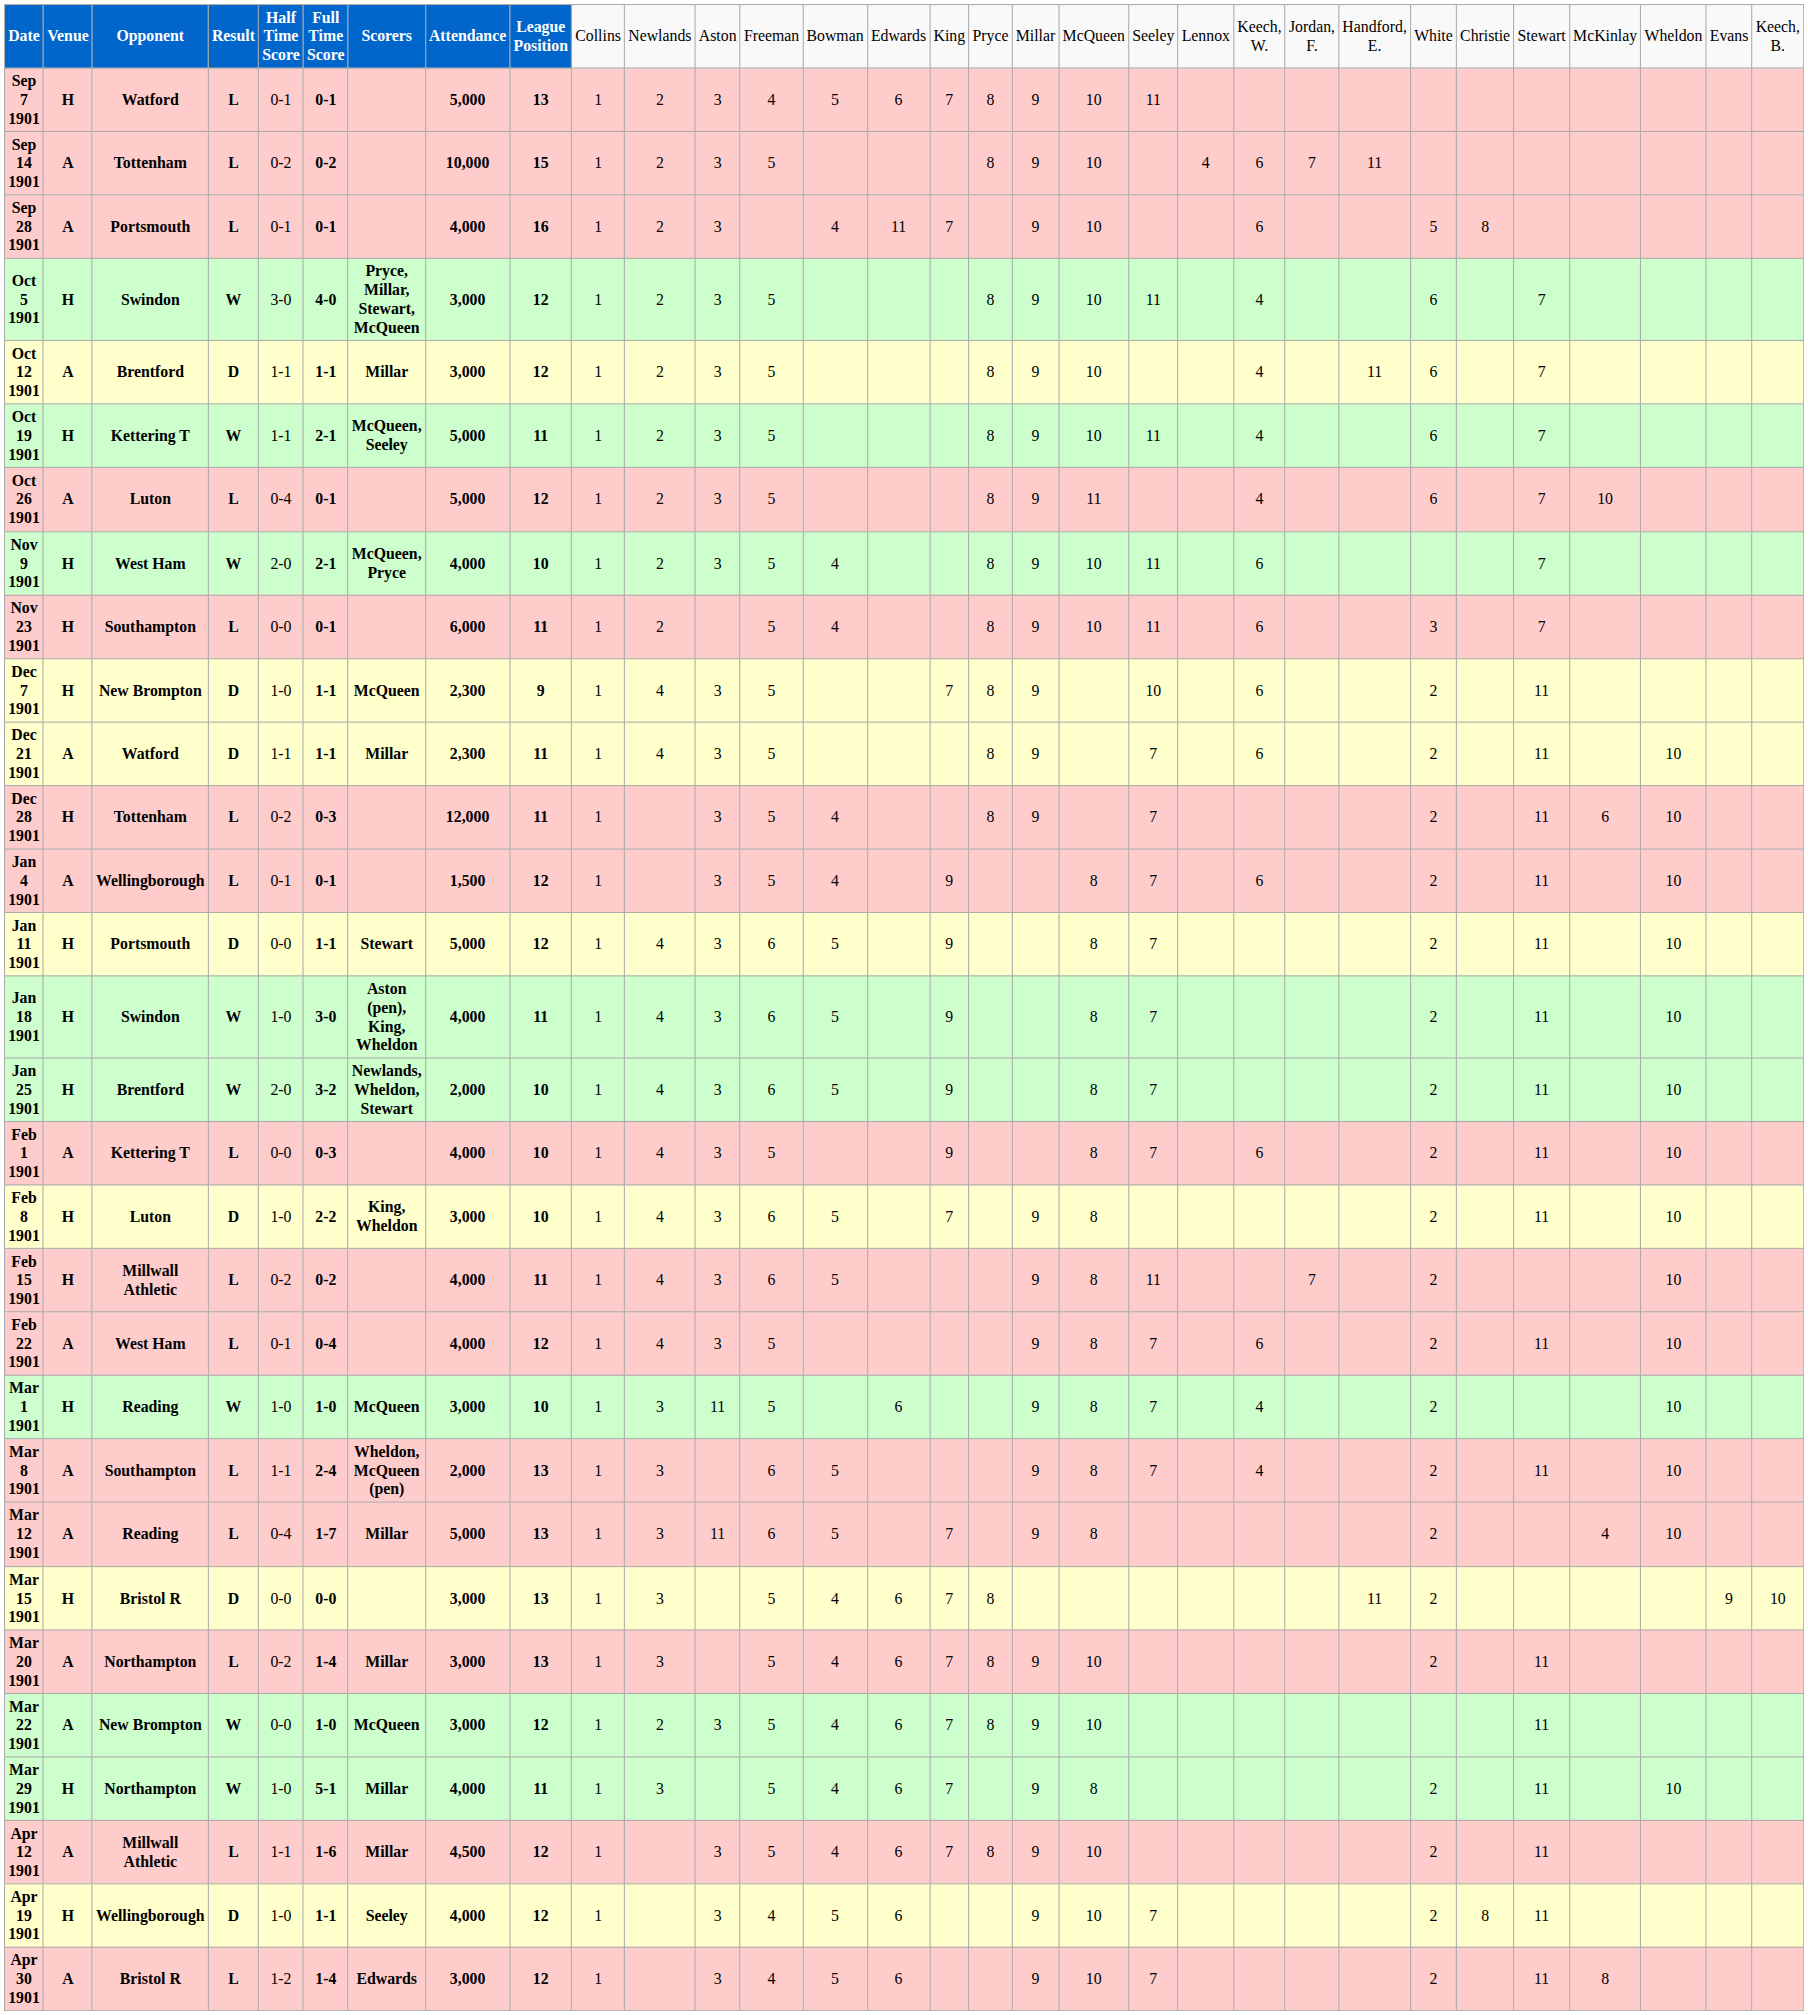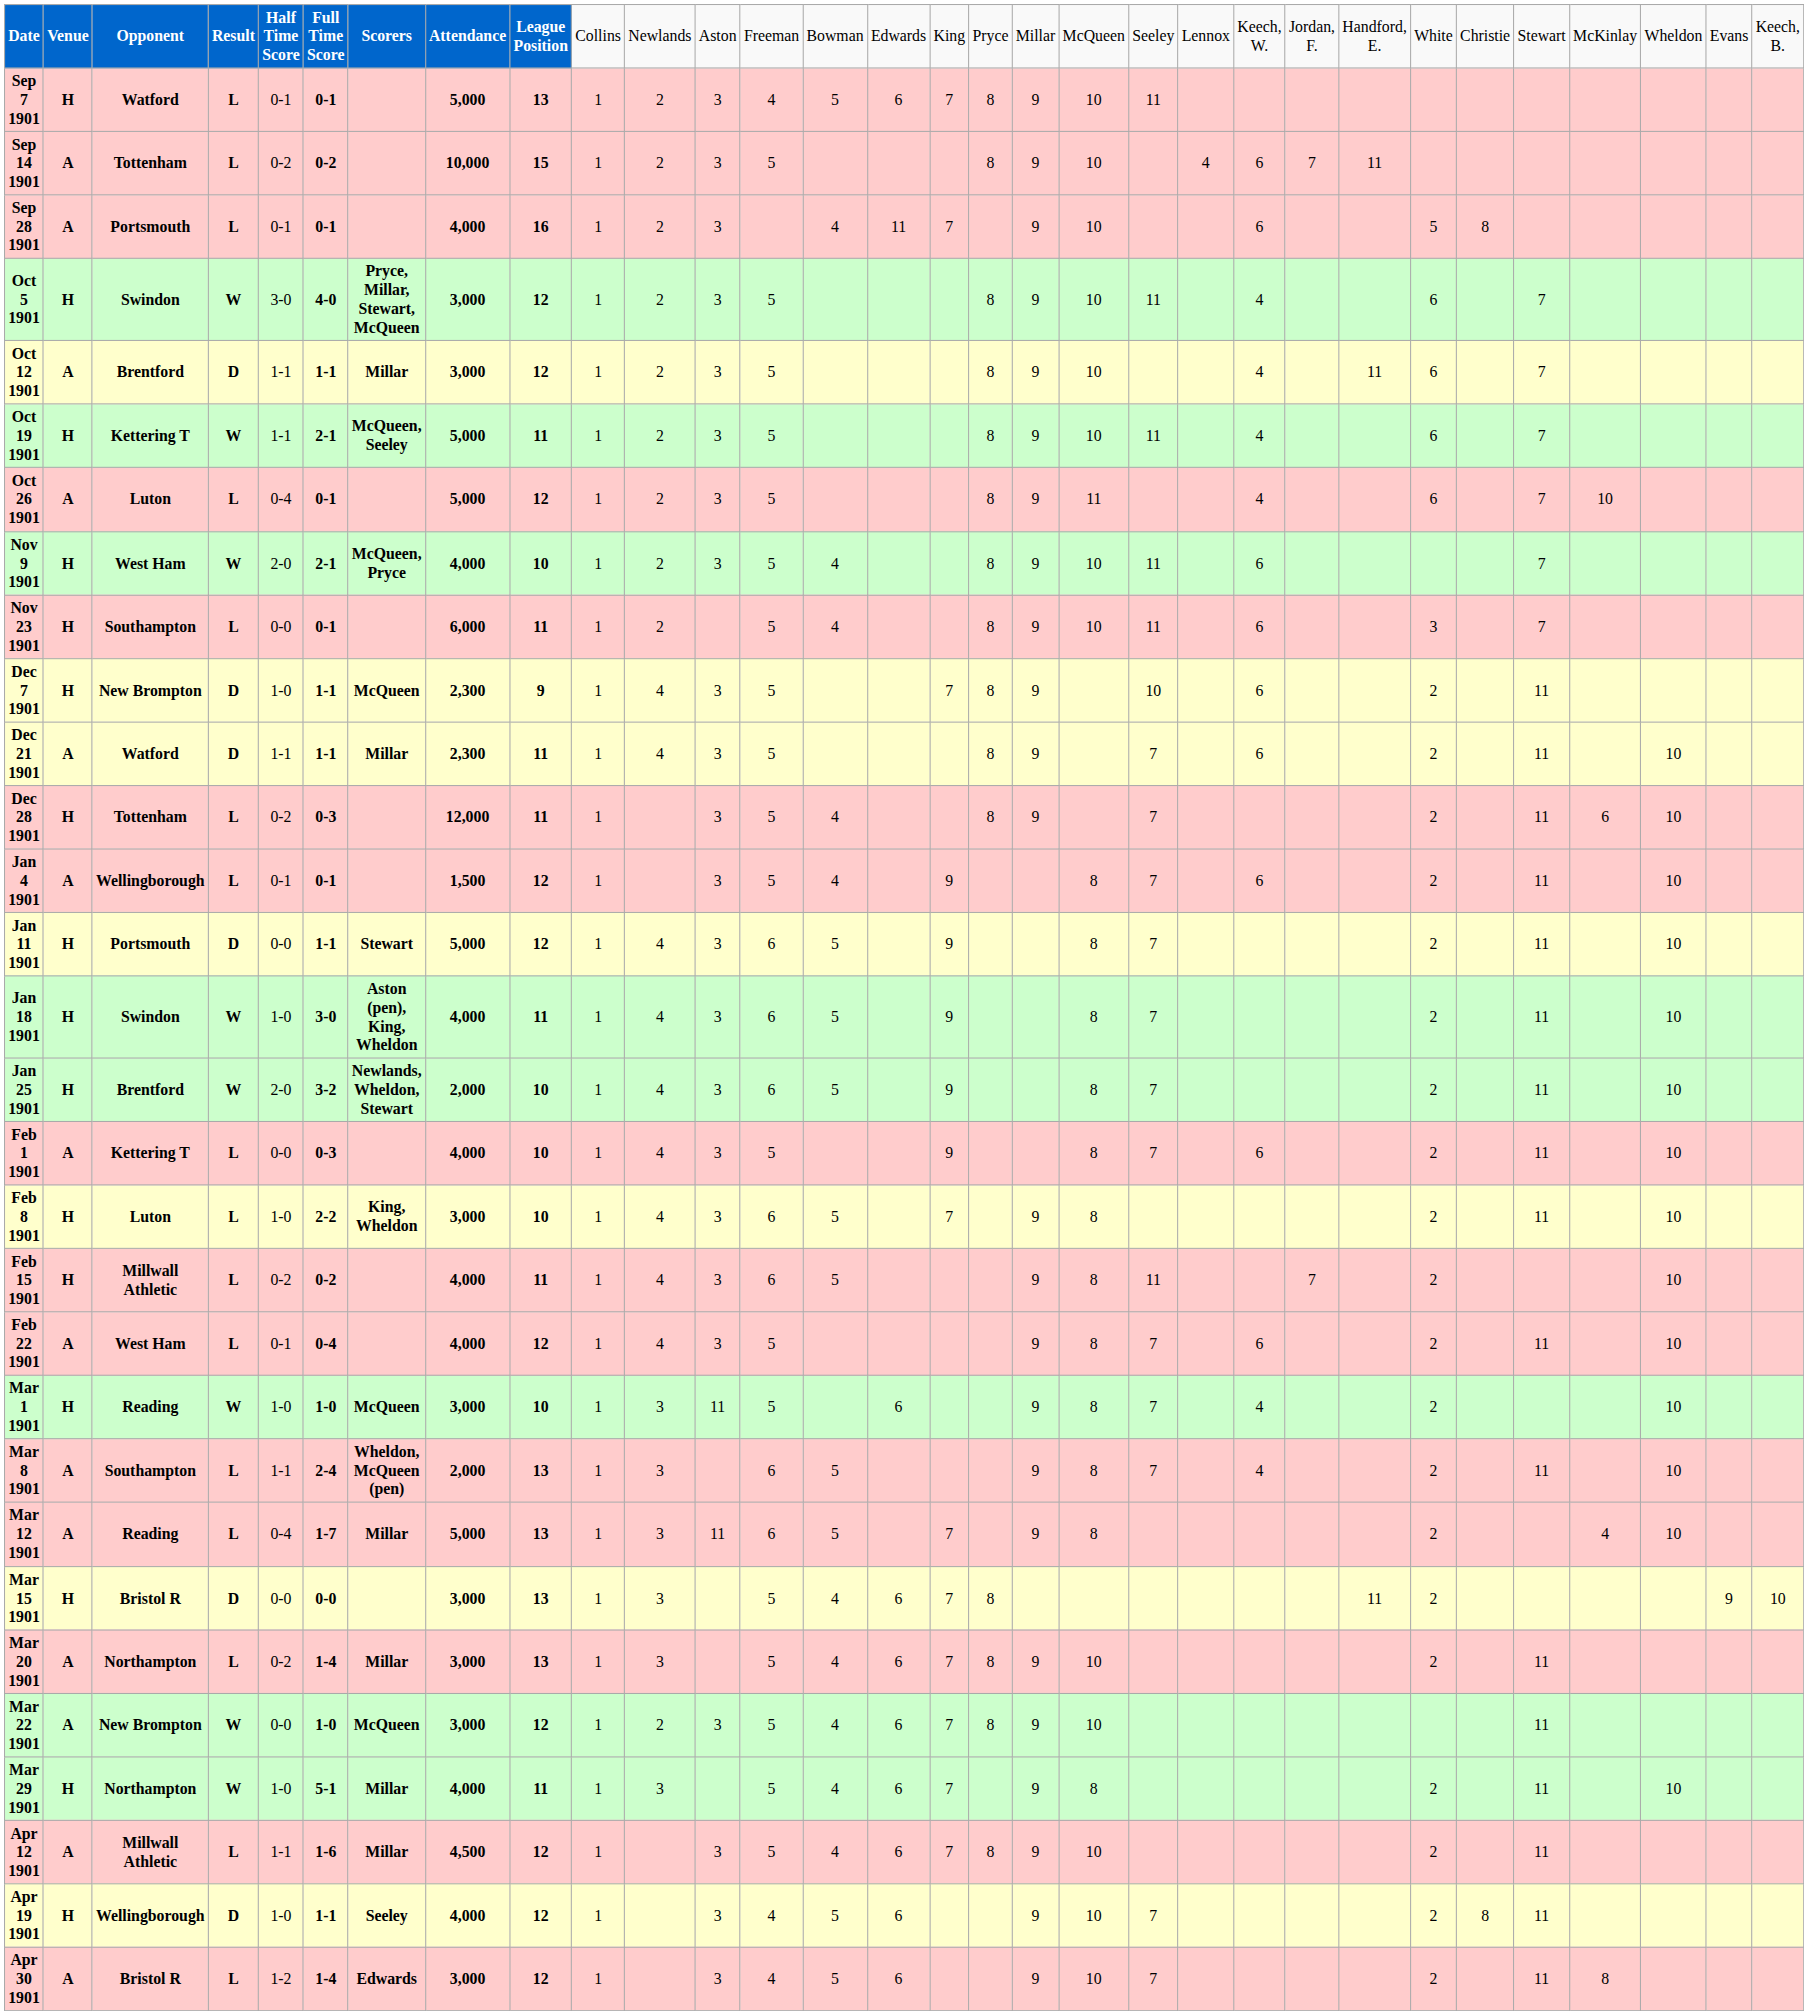(233, 1216) D -> (233, 1216) L
